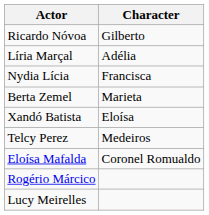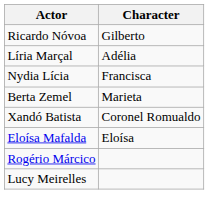(118, 117) Eloísa -> (151, 117) Coronel Romualdo
- row: (38, 138)
(151, 158) Coronel Romualdo -> (118, 138) Eloísa
